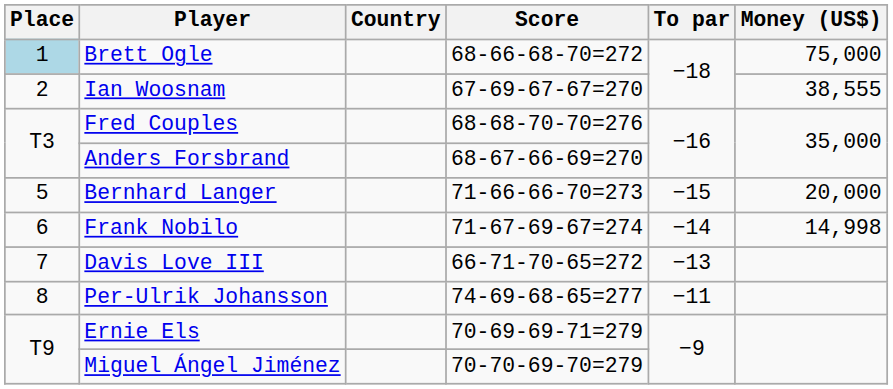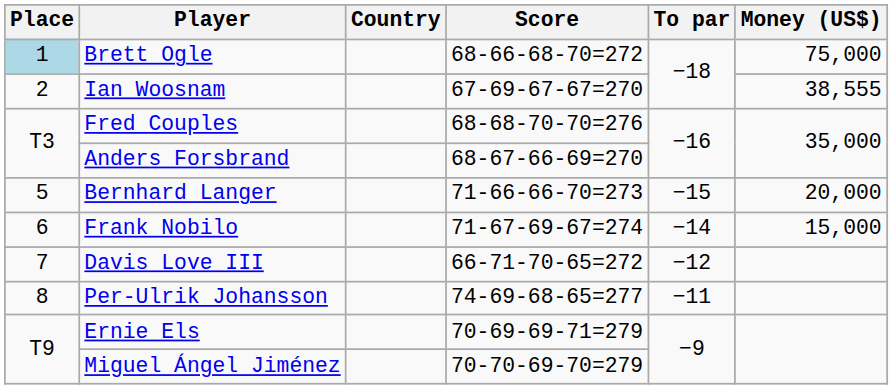(843, 229) 14,998 -> (843, 229) 15,000
(692, 264) −13 -> (692, 264) −12
